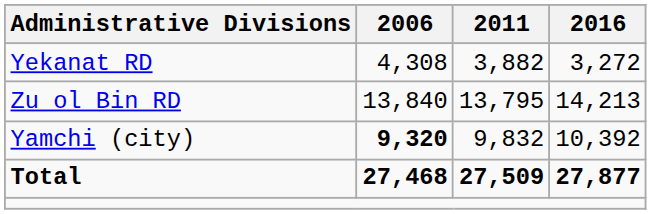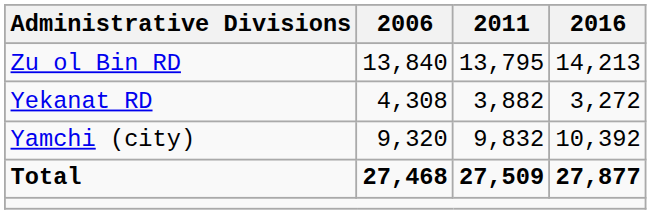rows swapped: (82, 63) <-> (96, 101)
(412, 140) bold -> (412, 140) normal
